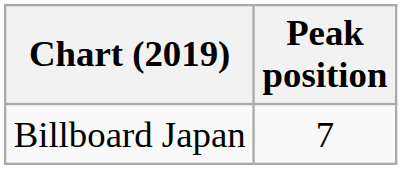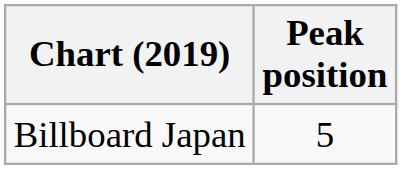(325, 133) 7 -> (325, 133) 5
